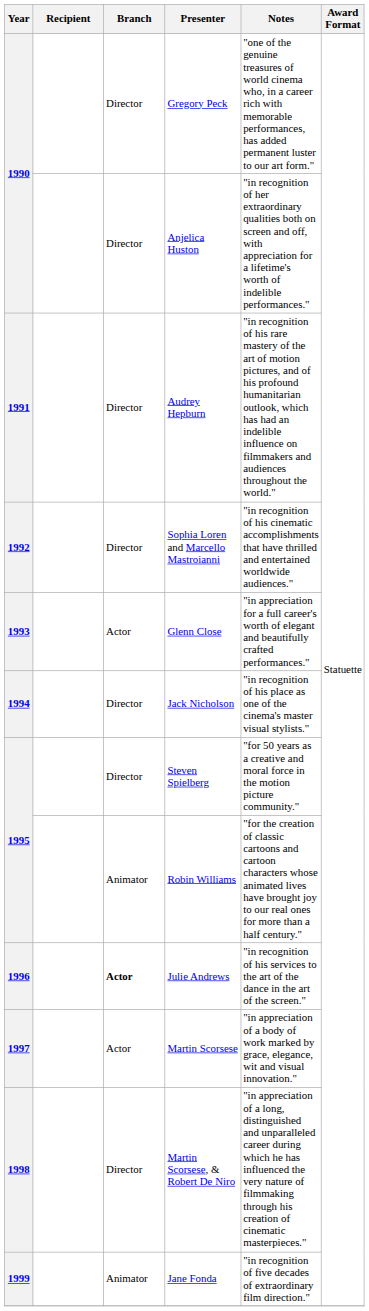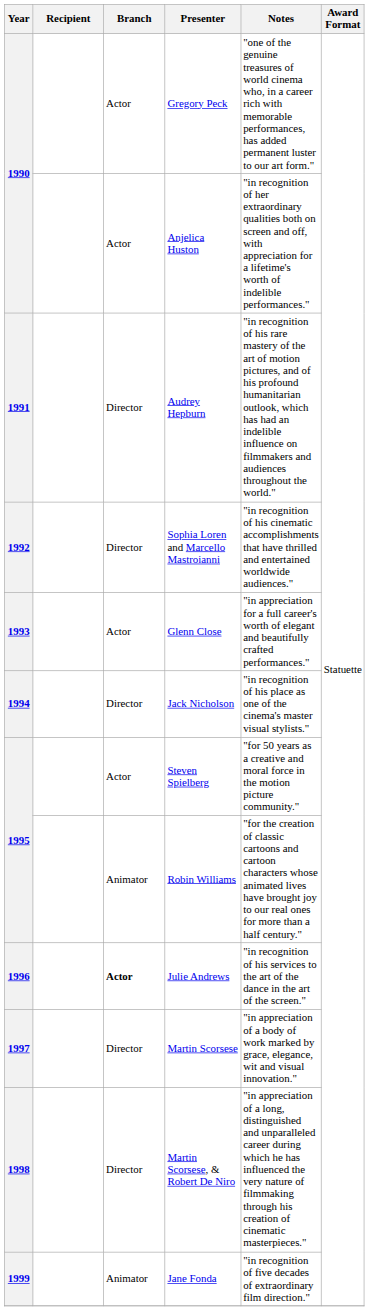(124, 103) Director -> (118, 103) Actor
(124, 243) Director -> (118, 243) Actor
(124, 776) Director -> (118, 776) Actor
(118, 1048) Actor -> (124, 1048) Director
